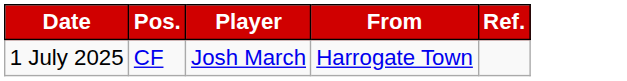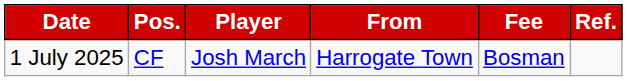+ column: (524, 22)
